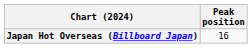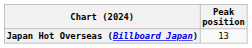(224, 36) 16 -> (224, 36) 13
